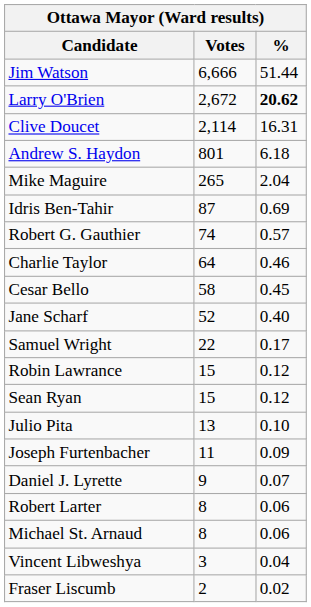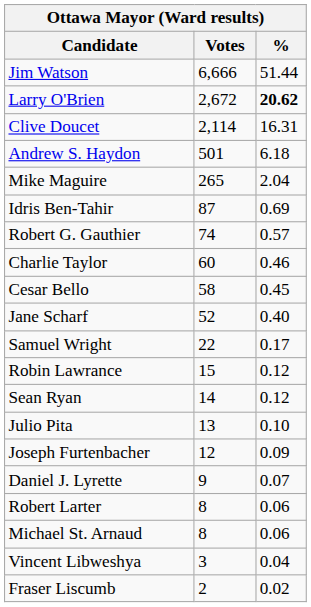(211, 153) 801 -> (211, 153) 501
(207, 262) 64 -> (207, 262) 60
(207, 398) 15 -> (207, 398) 14
(207, 452) 11 -> (207, 452) 12
